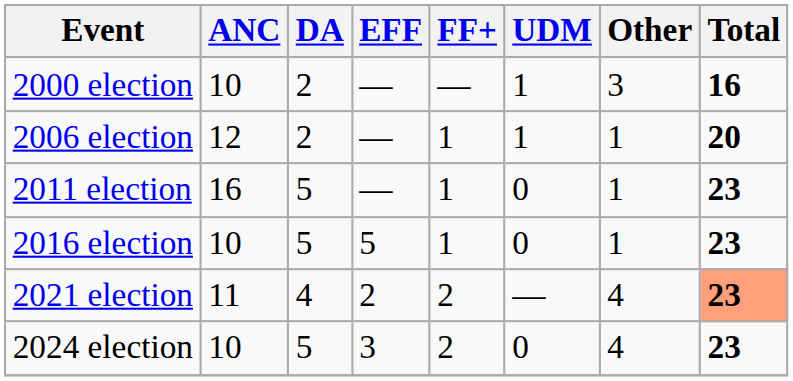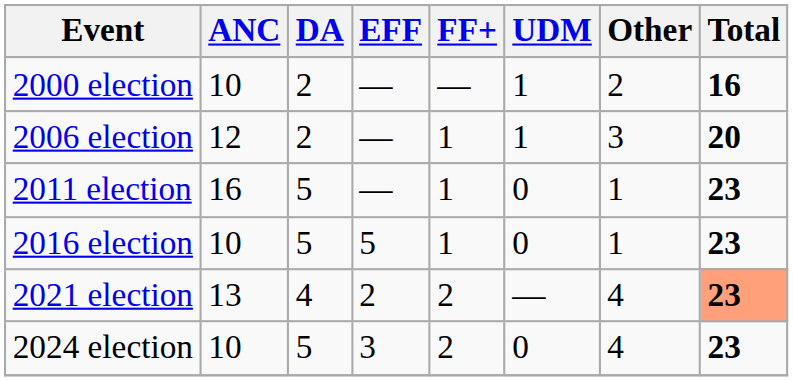(615, 83) 3 -> (615, 83) 2
(615, 136) 1 -> (615, 136) 3
(224, 294) 11 -> (225, 294) 13
